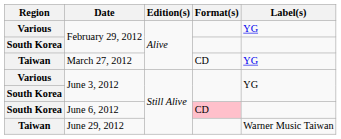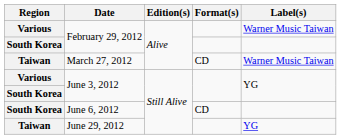(251, 28) YG -> (288, 28) Warner Music Taiwan
(251, 61) YG -> (288, 61) Warner Music Taiwan
(202, 110) pink background -> (202, 110) no background
(288, 126) Warner Music Taiwan -> (251, 126) YG
